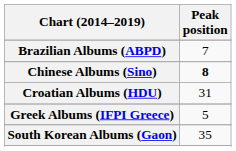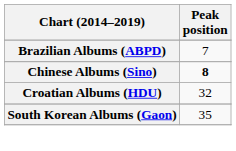(205, 93) 31 -> (205, 93) 32
- row: (92, 114)
